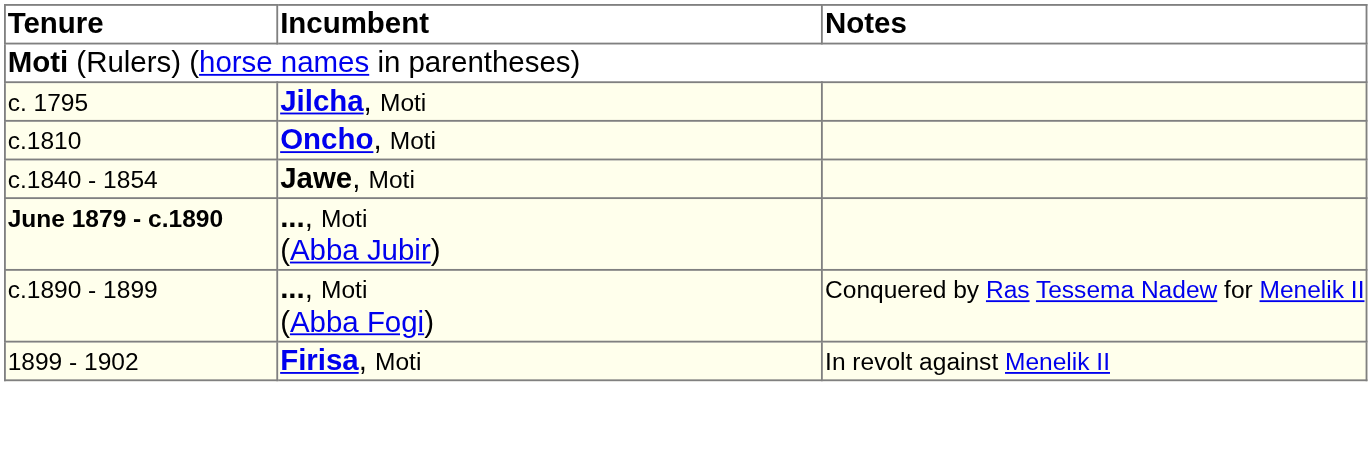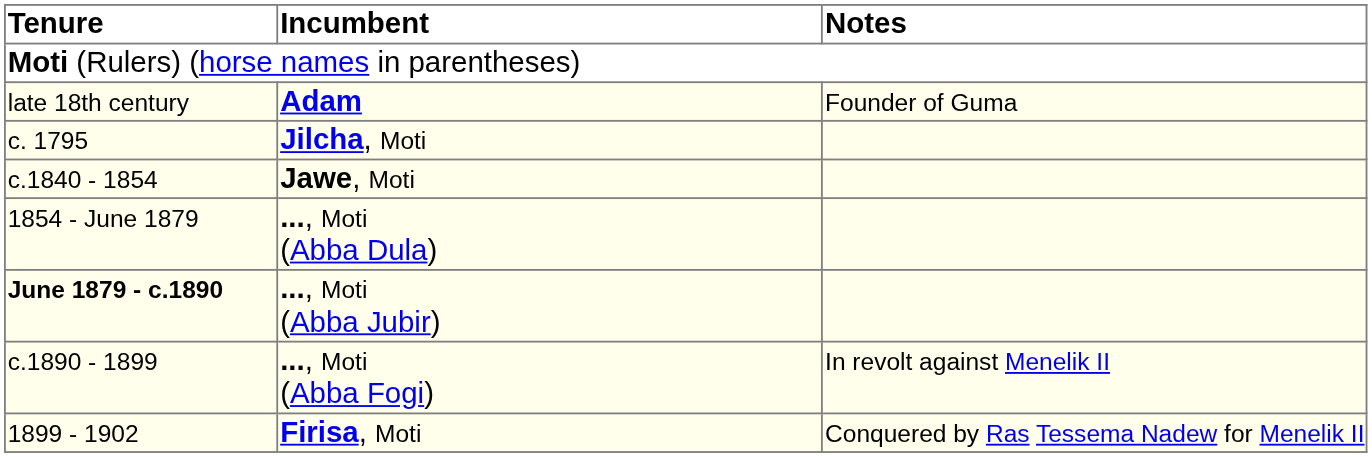+ row: (321, 101)
- row: (358, 139)
+ row: (359, 233)
(1095, 290) Conquered by Ras Tessema Nadew for Menelik II -> (968, 362) In revolt against Menelik II
(968, 362) In revolt against Menelik II -> (1095, 434) Conquered by Ras Tessema Nadew for Menelik II
